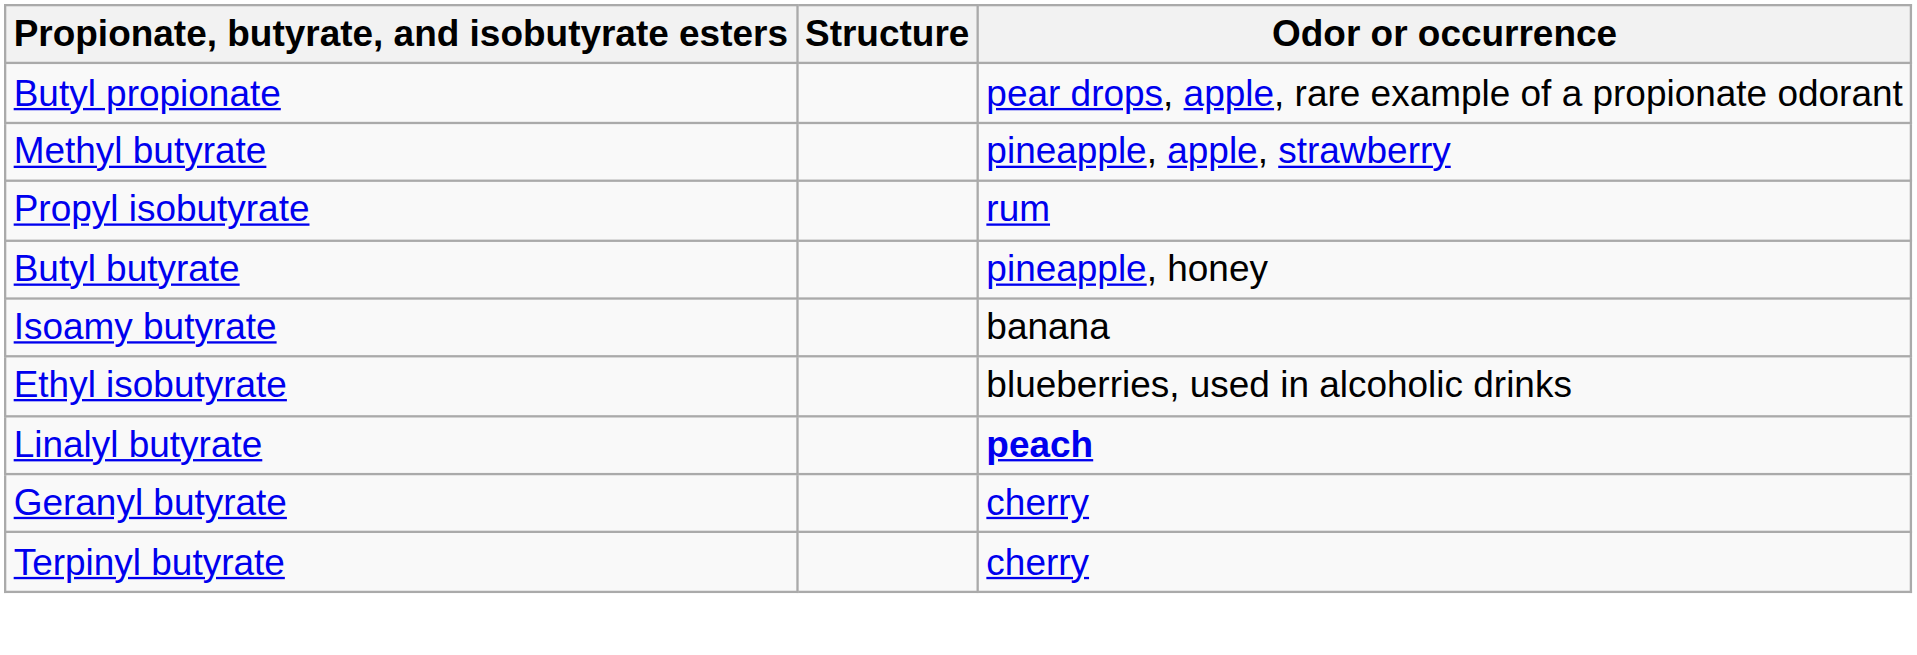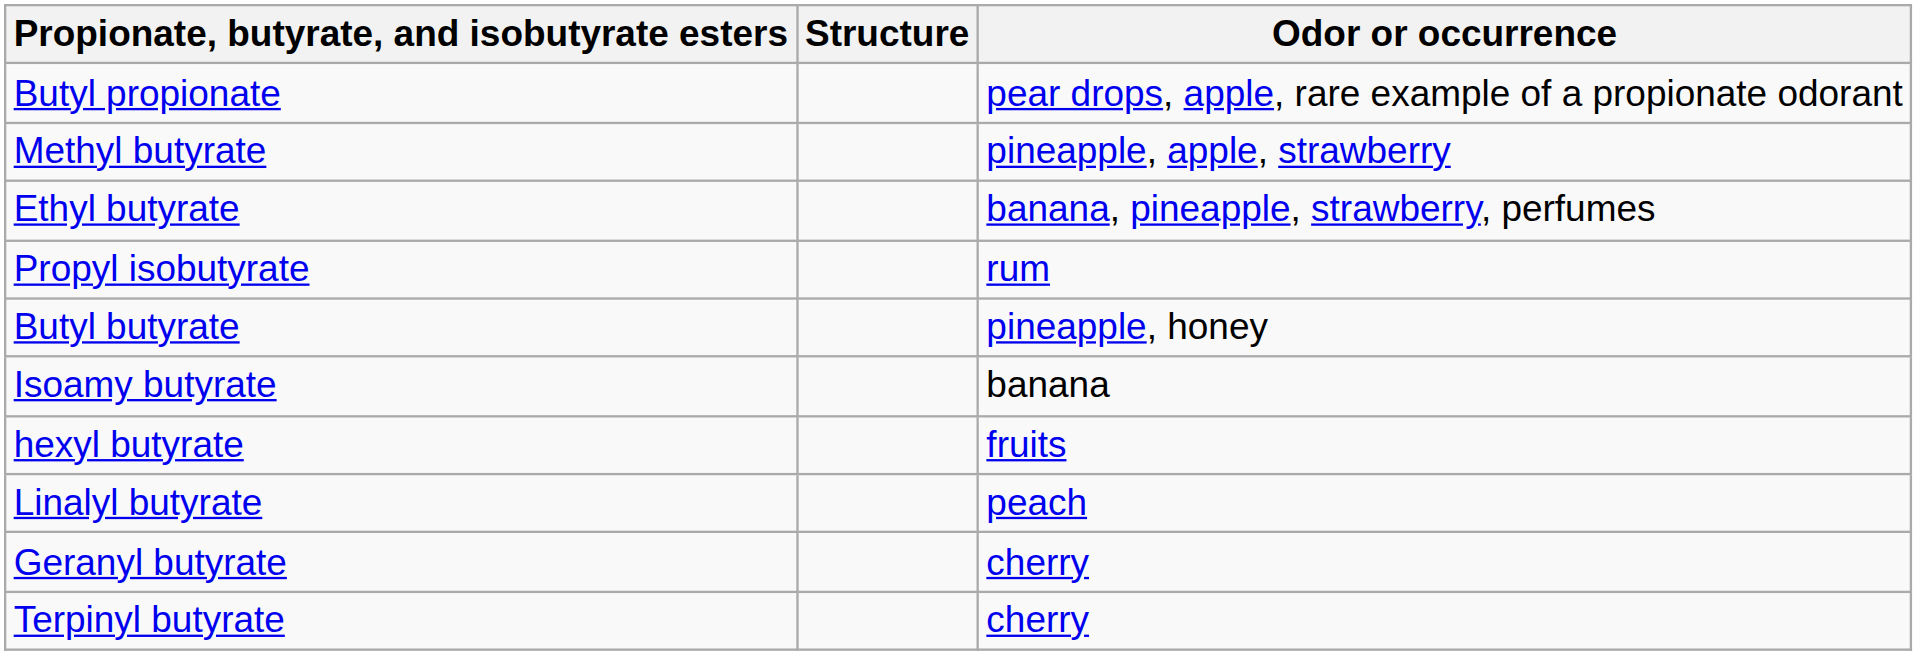+ row: (127, 209)
+ row: (129, 444)
- row: (150, 385)
(1040, 444) bold -> (1037, 502) normal
